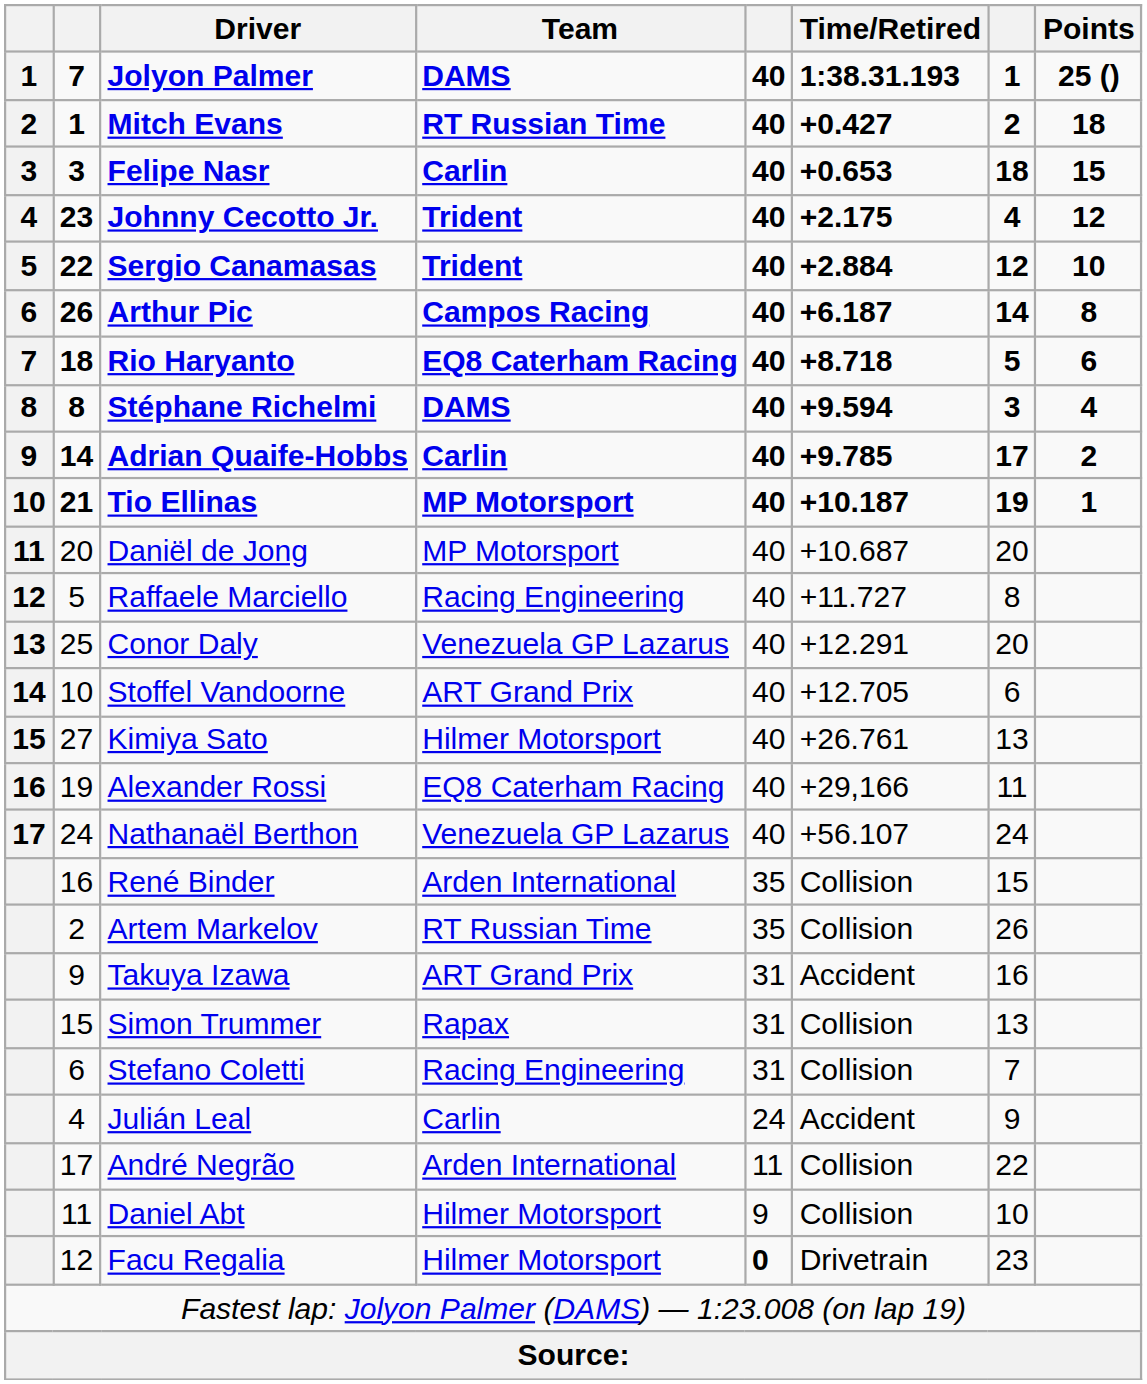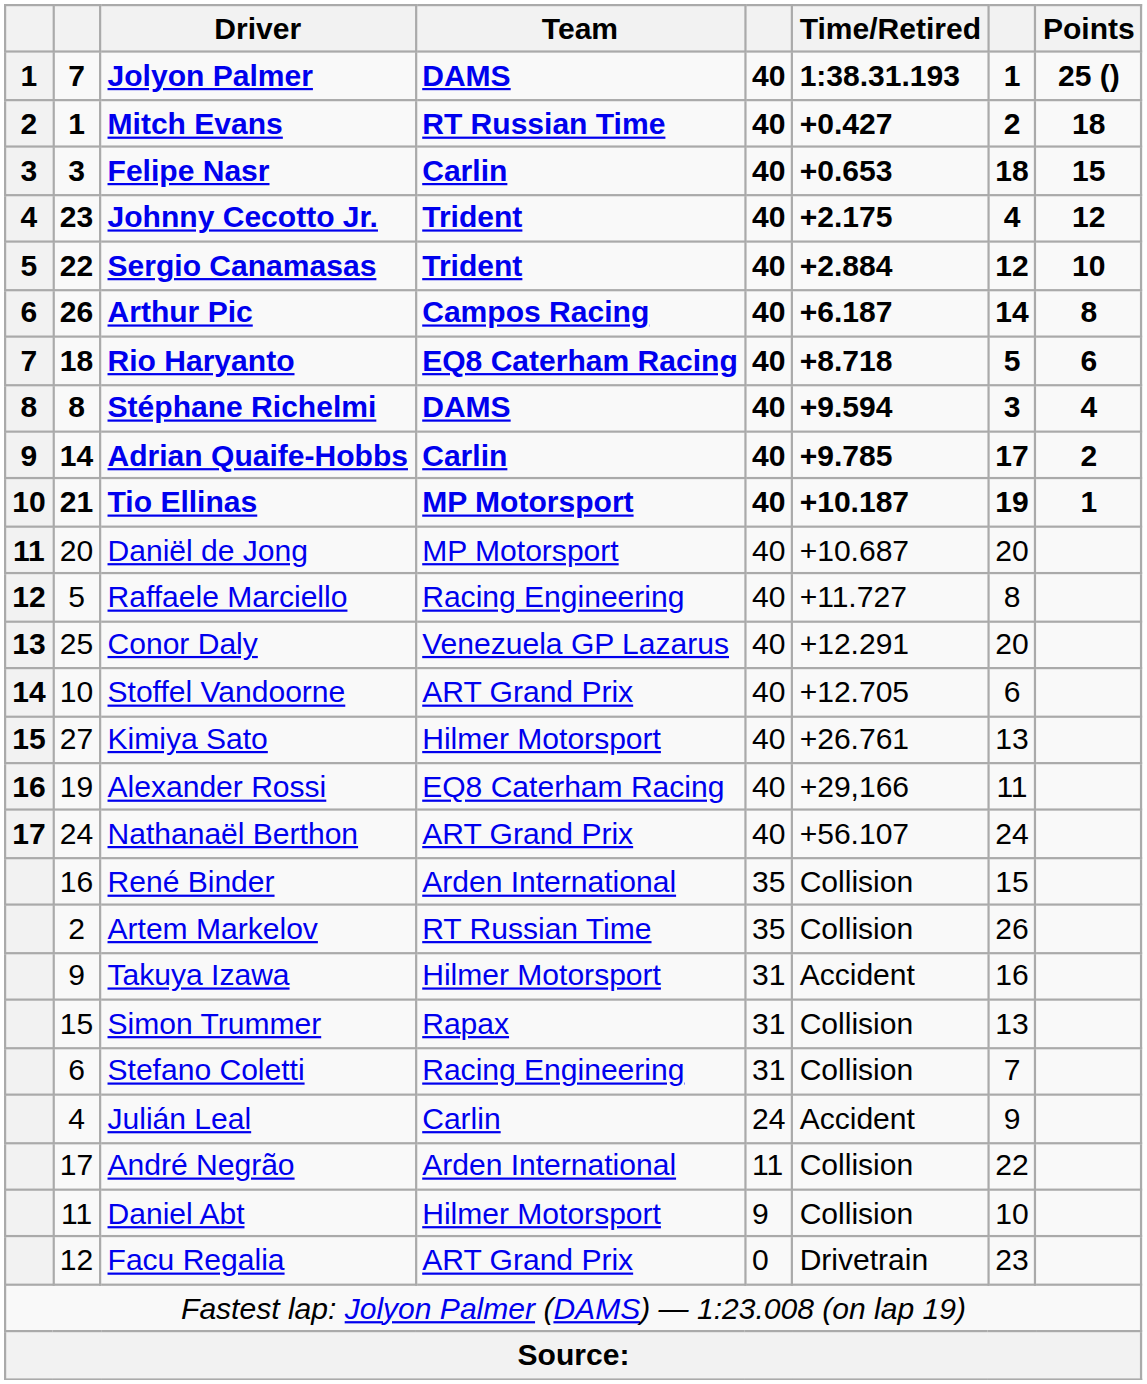(576, 834) Venezuela GP Lazarus -> (528, 834) ART Grand Prix
(528, 976) ART Grand Prix -> (542, 976) Hilmer Motorsport
(542, 1260) Hilmer Motorsport -> (528, 1260) ART Grand Prix
(760, 1260) bold -> (760, 1260) normal
